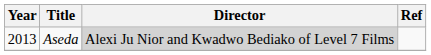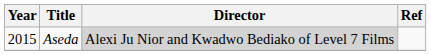(22, 38) 2013 -> (22, 38) 2015
